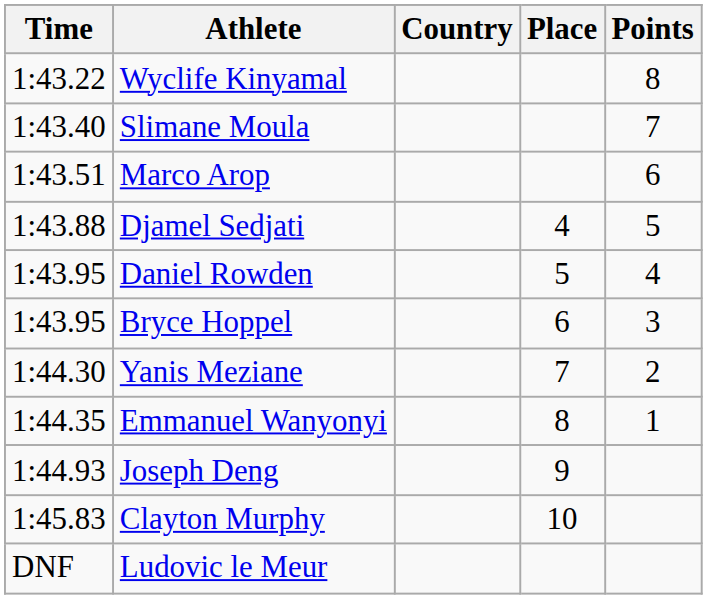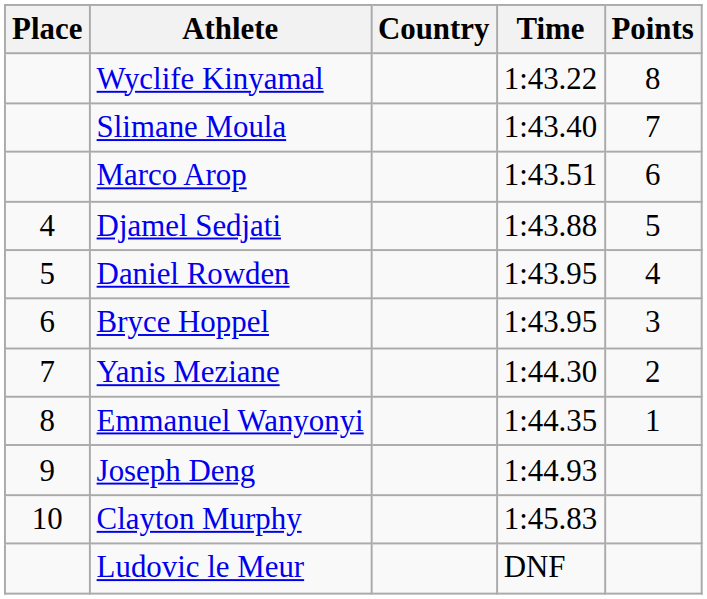columns swapped: (562, 28) <-> (59, 28)
